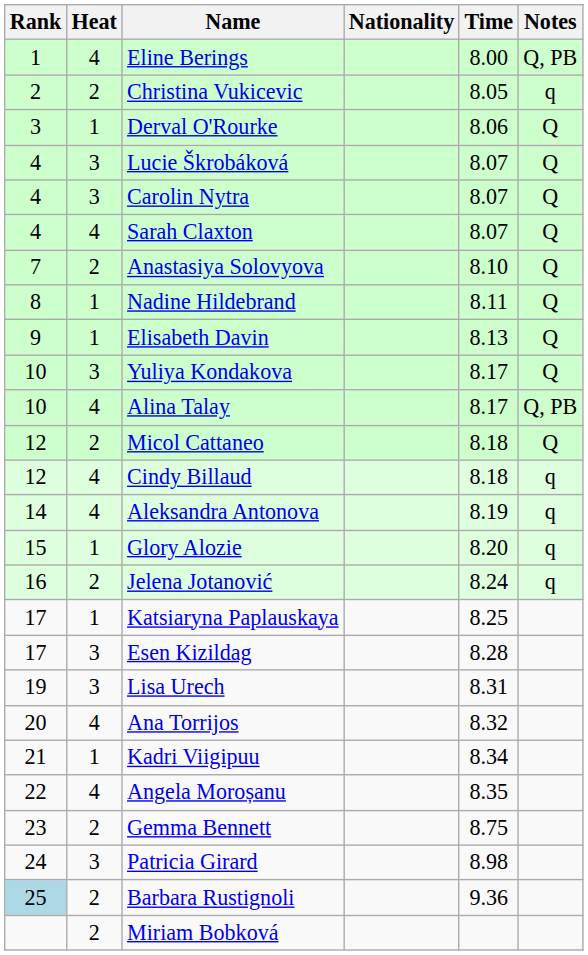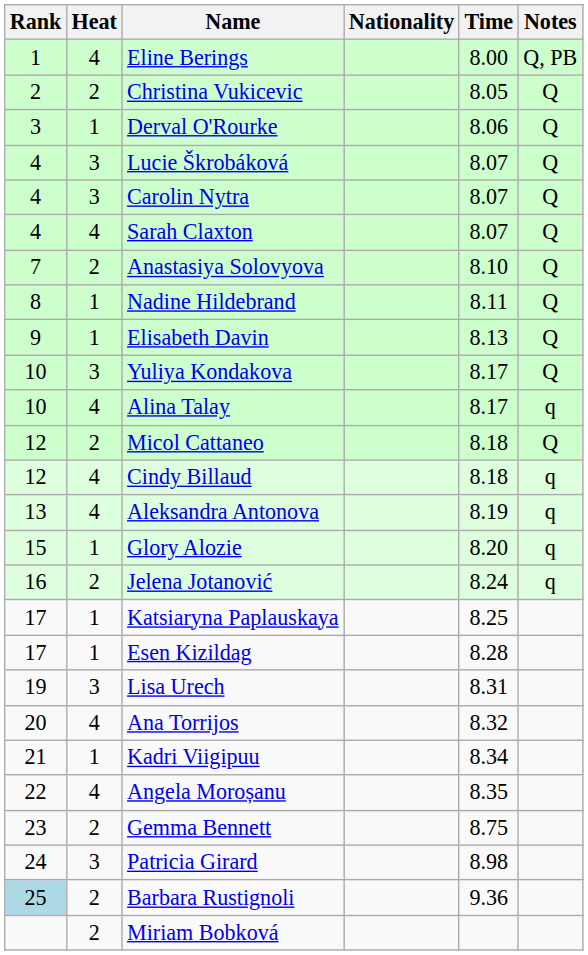(550, 92) q -> (550, 92) Q
(550, 407) Q, PB -> (550, 407) q
(36, 512) 14 -> (36, 512) 13
(94, 652) 3 -> (94, 652) 1
